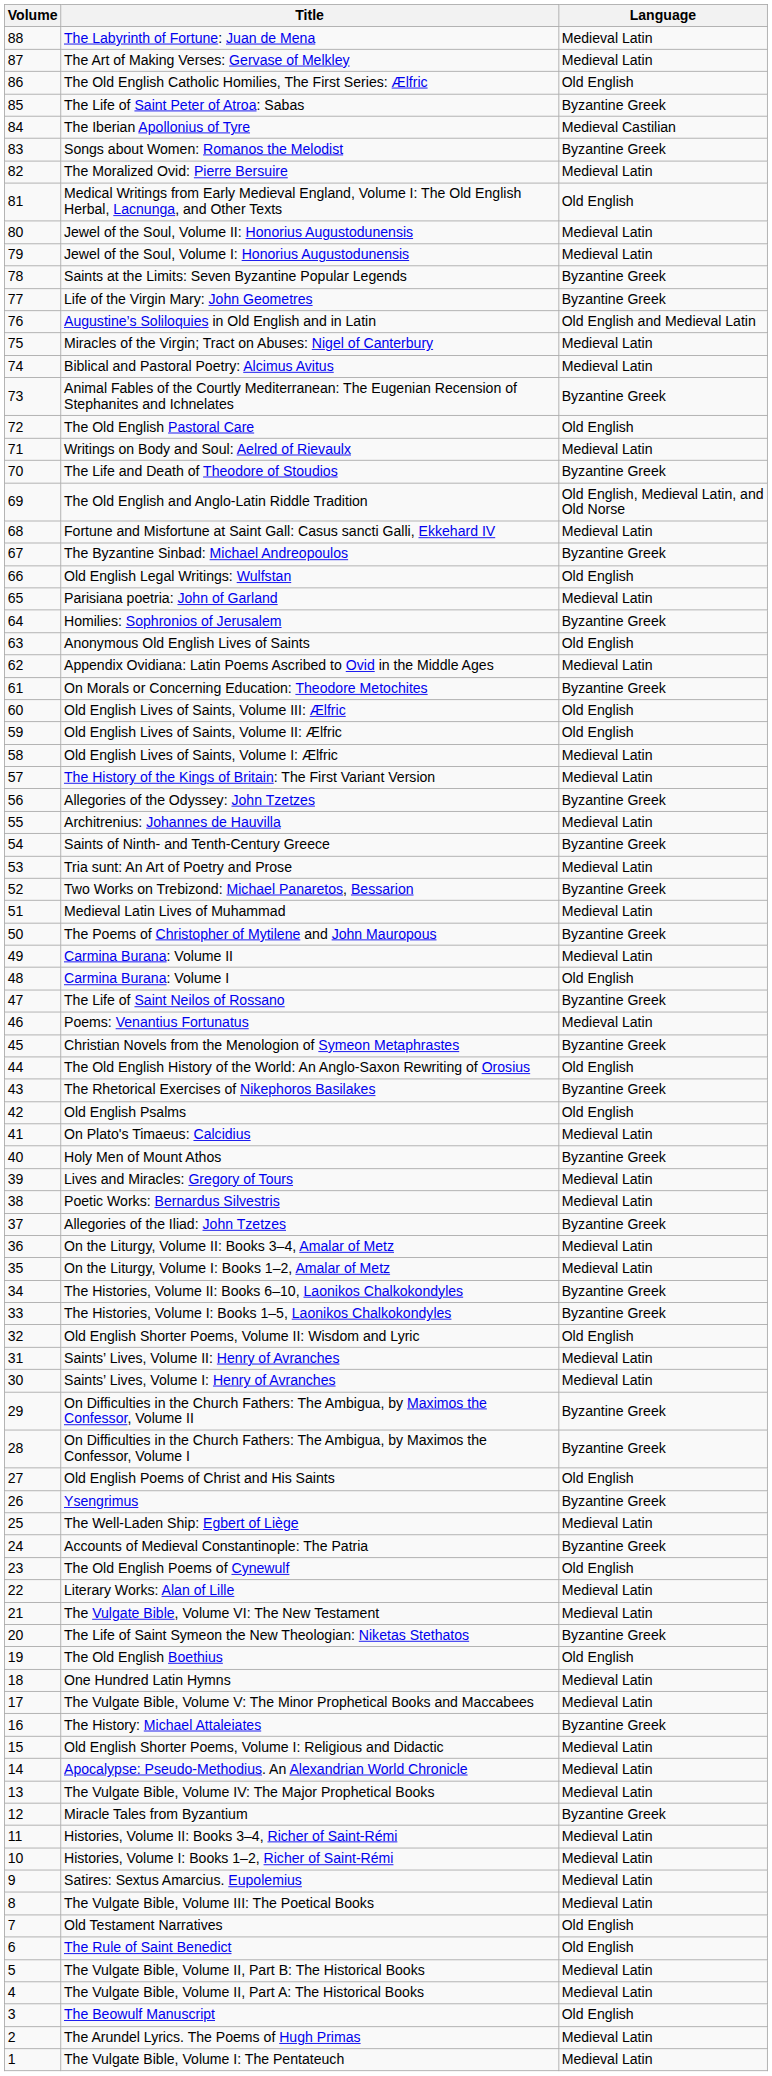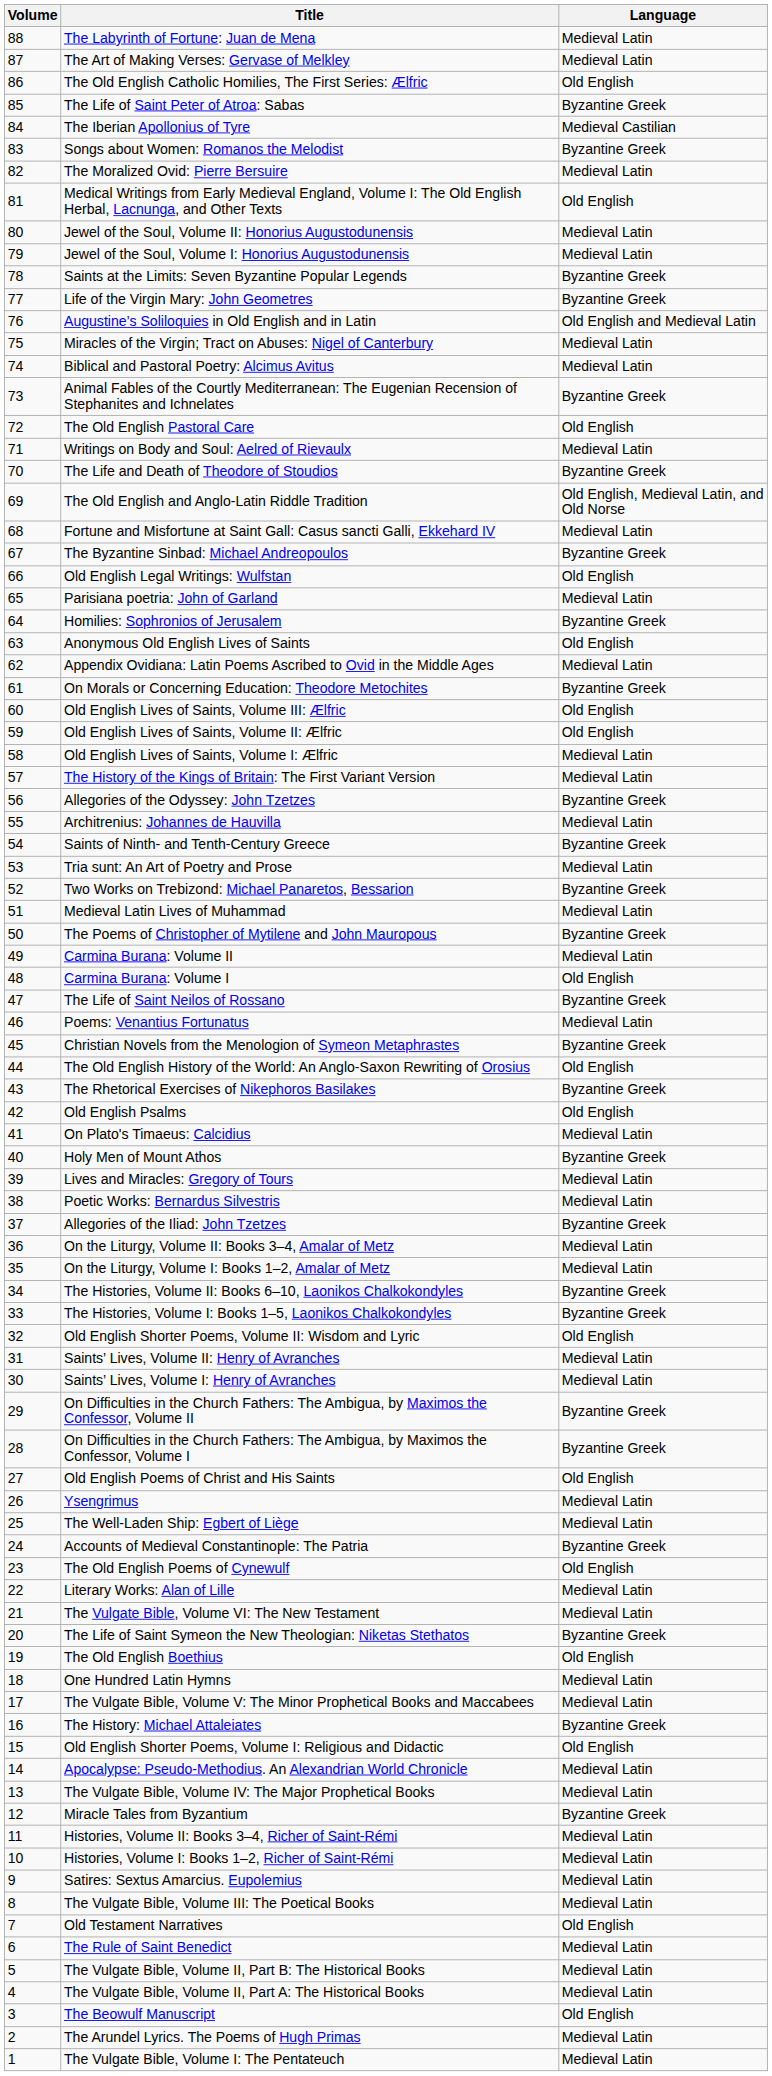(614, 1501) Byzantine Greek -> (607, 1501) Medieval Latin
(607, 1747) Medieval Latin -> (598, 1747) Old English
(598, 1948) Old English -> (607, 1948) Medieval Latin
